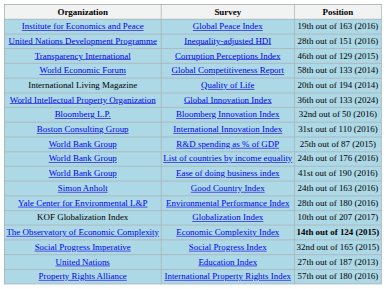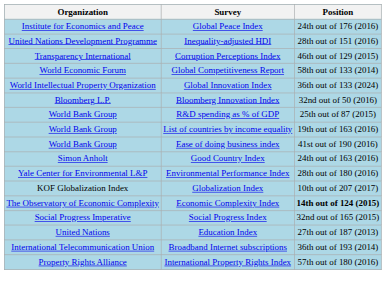(338, 26) 19th out of 163 (2016) -> (338, 26) 24th out of 176 (2016)
- row: (228, 85)
- row: (228, 130)
(338, 159) 24th out of 176 (2016) -> (338, 130) 19th out of 163 (2016)
+ row: (228, 247)
